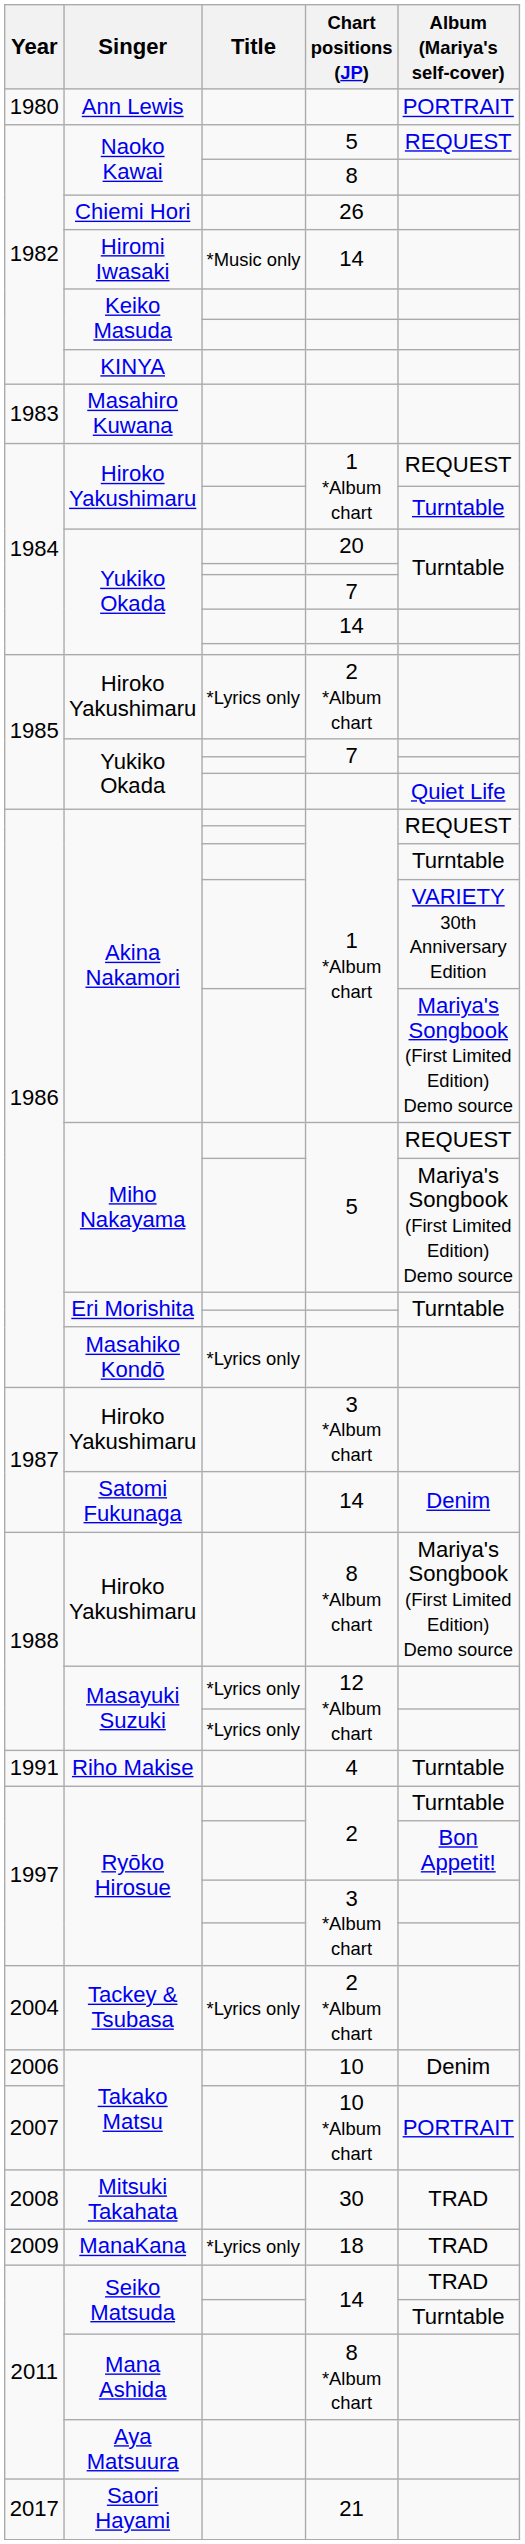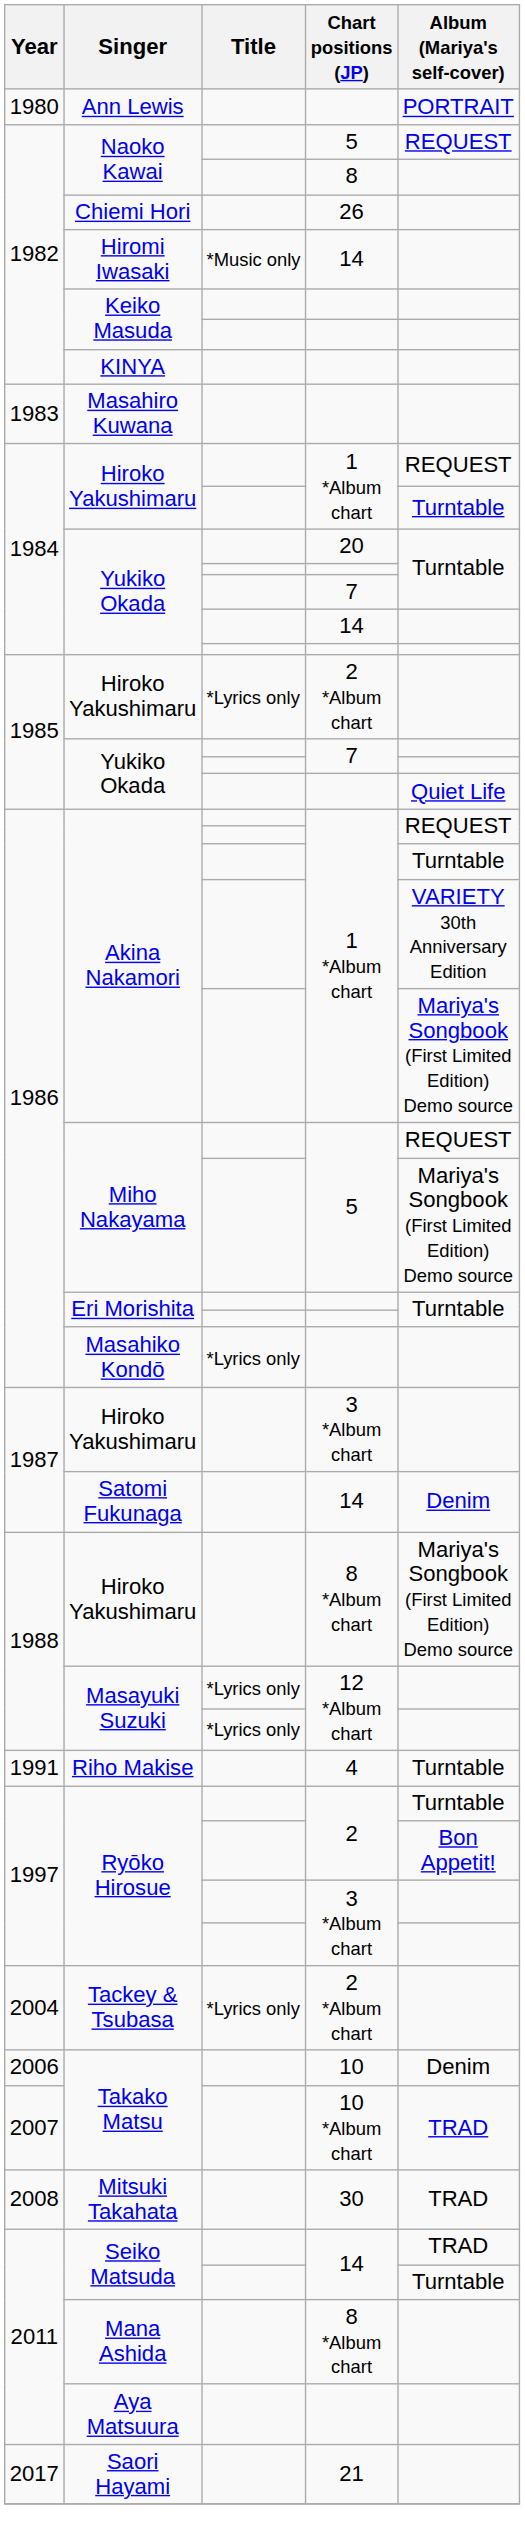(458, 2127) PORTRAIT -> (458, 2127) TRAD
- row: (133, 2246)
